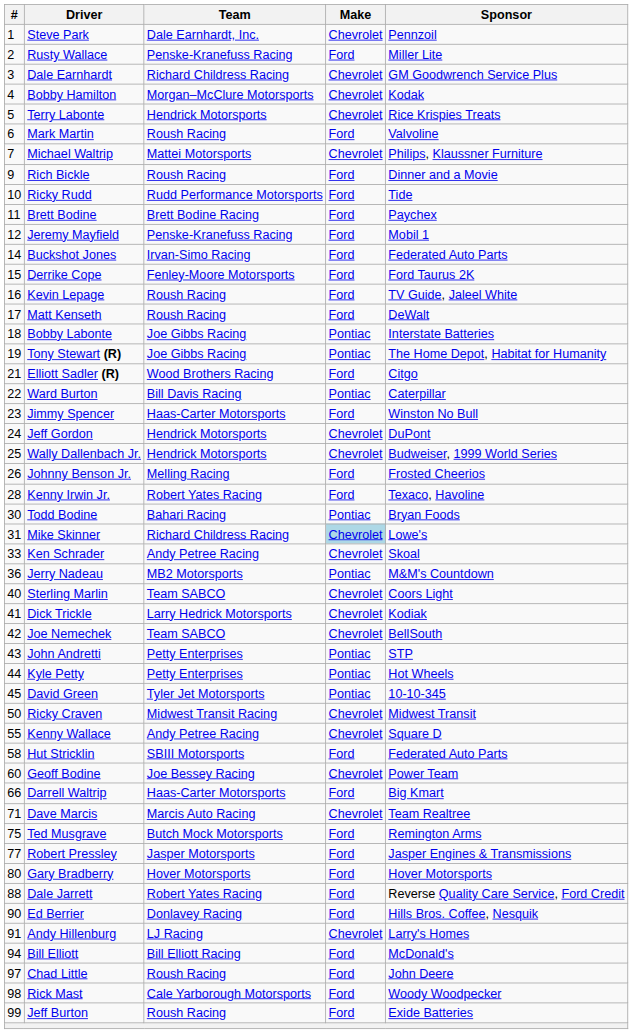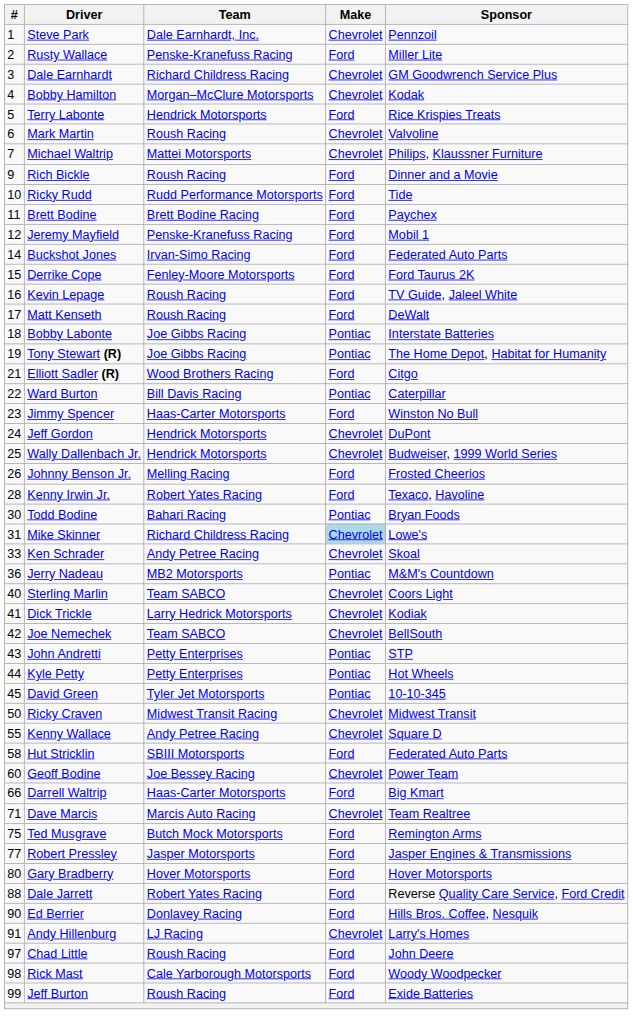(356, 114) Chevrolet -> (342, 114) Ford
(342, 134) Ford -> (356, 134) Chevrolet
- row: (53, 953)
